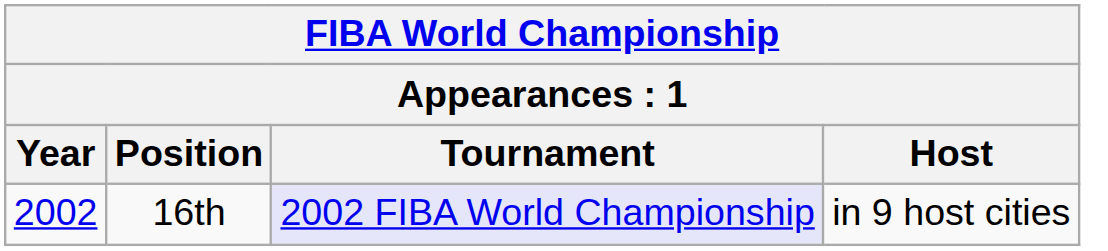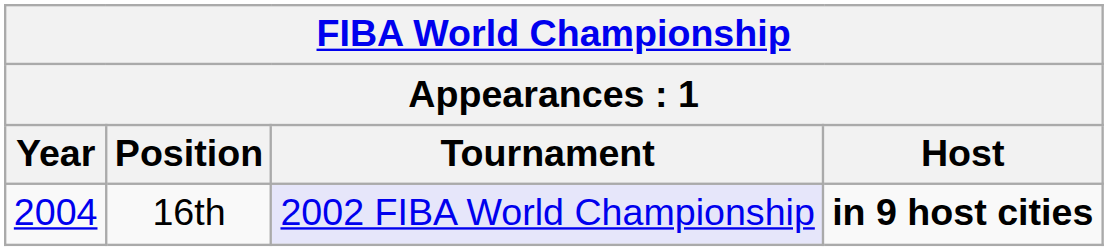(56, 213) 2002 -> (56, 213) 2004
(951, 213) normal -> (963, 213) bold
